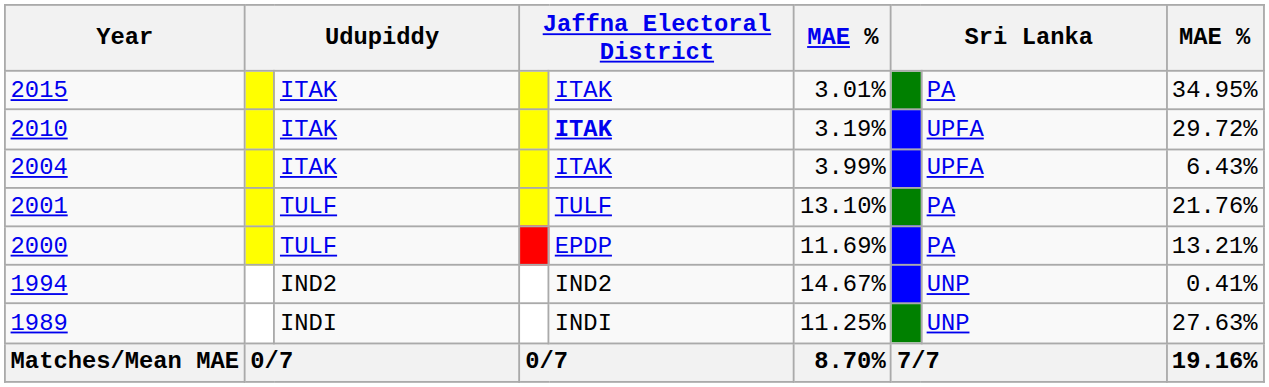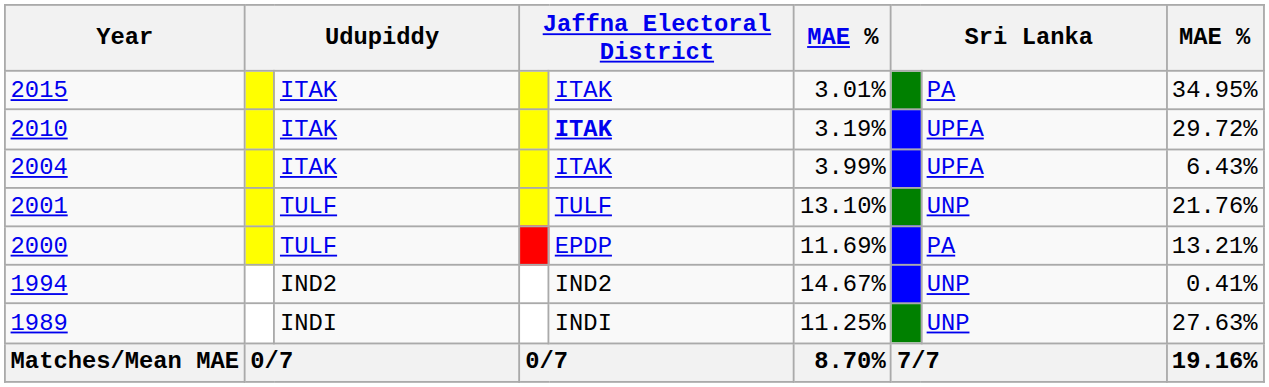(941, 207) PA -> (948, 207) UNP
